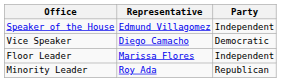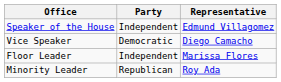columns swapped: (165, 12) <-> (245, 12)
